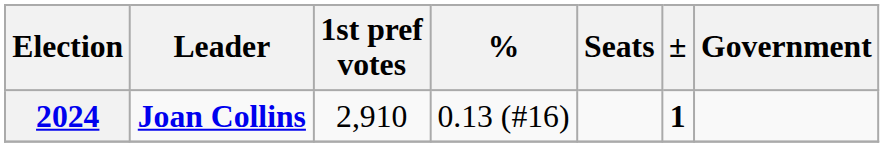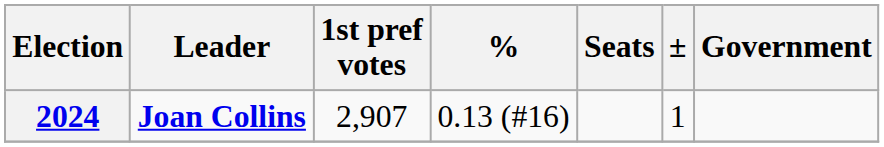(372, 115) 2,910 -> (372, 115) 2,907
(678, 115) bold -> (678, 115) normal
